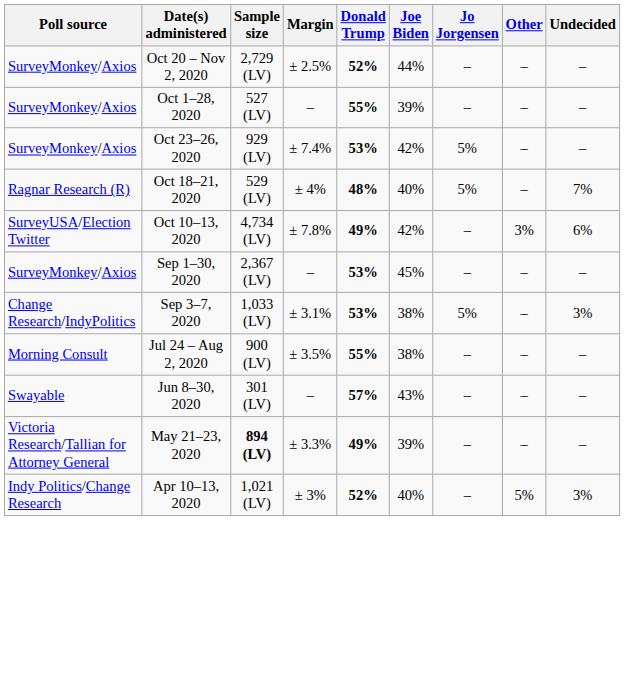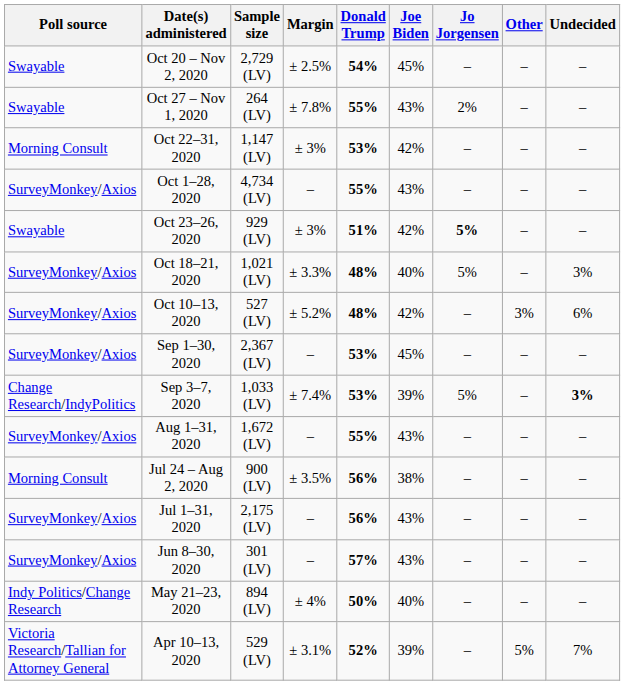(72, 66) SurveyMonkey/Axios -> (36, 66) Swayable
(363, 66) 52% -> (363, 66) 54%
(411, 66) 44% -> (411, 66) 45%
+ row: (186, 107)
+ row: (186, 148)
(257, 107) 527 (LV) -> (257, 190) 4,734 (LV)
(411, 107) 39% -> (411, 190) 43%
(72, 148) SurveyMonkey/Axios -> (36, 231) Swayable
(310, 148) ± 7.4% -> (310, 231) ± 3%
(363, 148) 53% -> (363, 231) 51%
(467, 148) normal -> (467, 231) bold
(69, 190) Ragnar Research (R) -> (72, 272) SurveyMonkey/Axios
(257, 190) 529 (LV) -> (257, 272) 1,021 (LV)
(310, 190) ± 4% -> (310, 272) ± 3.3%
(583, 190) 7% -> (583, 272) 3%
(69, 231) SurveyUSA/Election Twitter -> (72, 313) SurveyMonkey/Axios
(257, 231) 4,734 (LV) -> (257, 313) 527 (LV)
(310, 231) ± 7.8% -> (310, 313) ± 5.2%
(363, 231) 49% -> (363, 313) 48%
(310, 313) ± 3.1% -> (310, 395) ± 7.4%
(411, 313) 38% -> (411, 395) 39%
(583, 313) normal -> (583, 395) bold
+ row: (186, 437)
(363, 354) 55% -> (363, 478) 56%
+ row: (186, 519)
(36, 395) Swayable -> (72, 560) SurveyMonkey/Axios
(67, 445) Victoria Research/Tallian for Attorney General -> (69, 601) Indy Politics/Change Research
(257, 445) bold -> (257, 601) normal
(310, 445) ± 3.3% -> (310, 601) ± 4%
(363, 445) 49% -> (363, 601) 50%
(411, 445) 39% -> (411, 601) 40%
(69, 495) Indy Politics/Change Research -> (67, 651) Victoria Research/Tallian for Attorney General
(257, 495) 1,021 (LV) -> (257, 651) 529 (LV)
(310, 495) ± 3% -> (310, 651) ± 3.1%
(411, 495) 40% -> (411, 651) 39%
(583, 495) 3% -> (583, 651) 7%
